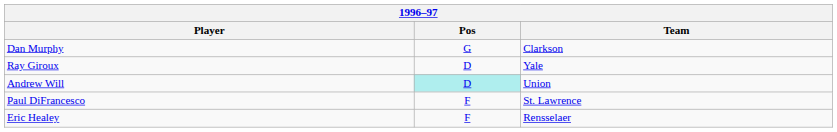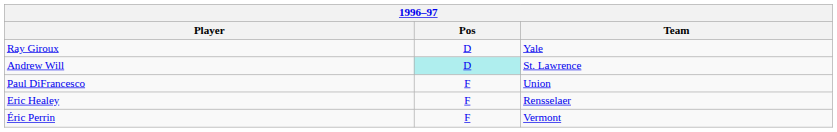- row: (35, 48)
(537, 83) Union -> (552, 65) St. Lawrence
(552, 100) St. Lawrence -> (537, 83) Union
+ row: (31, 118)
